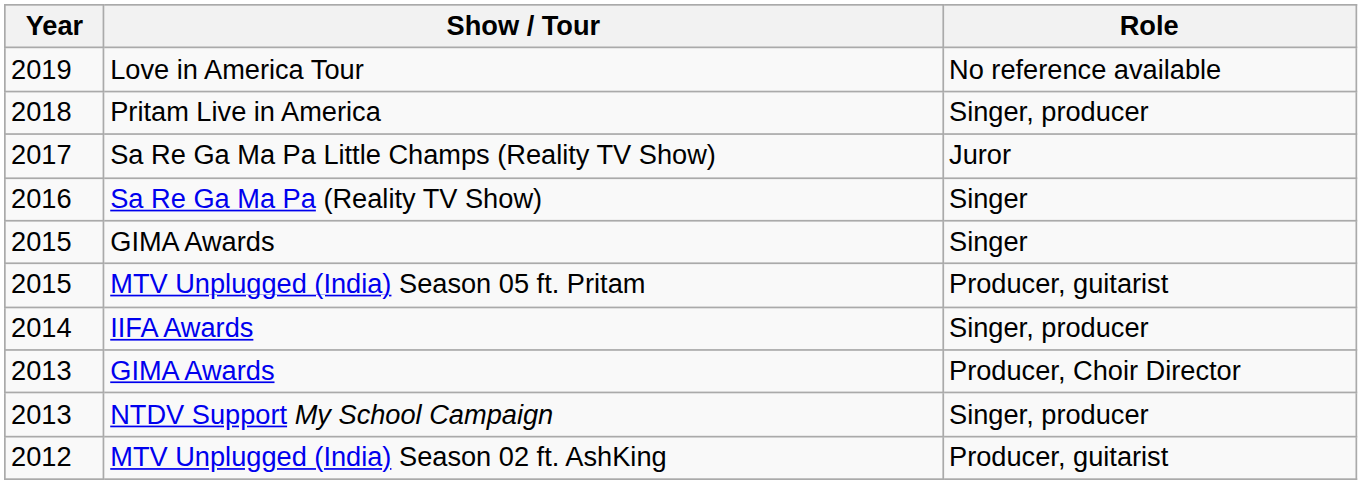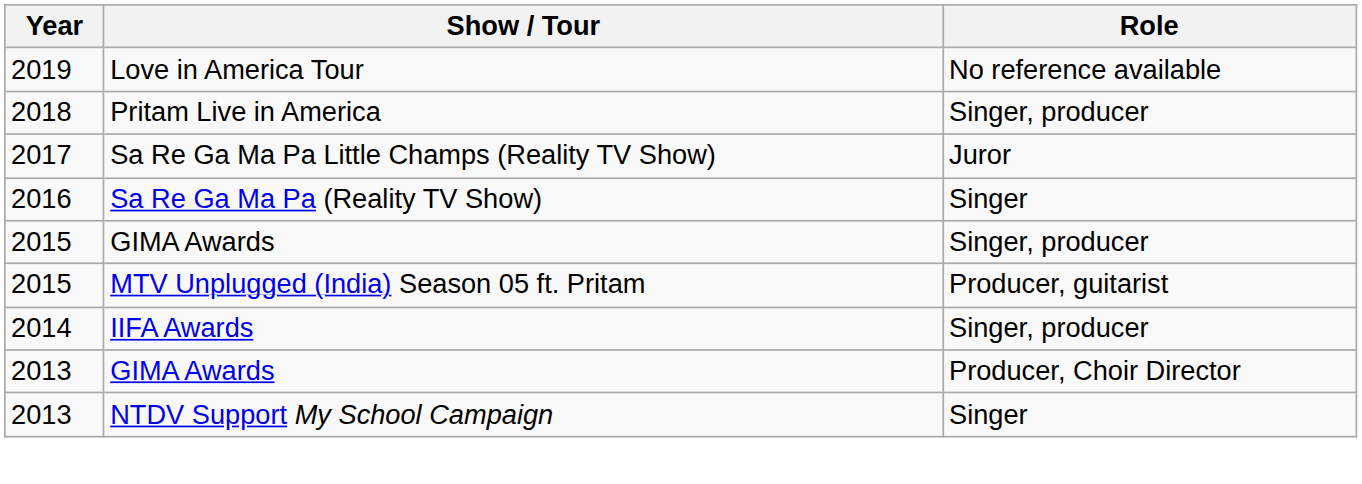(988, 241) Singer -> (1049, 241) Singer, producer
(1049, 414) Singer, producer -> (988, 414) Singer
- row: (41, 457)
